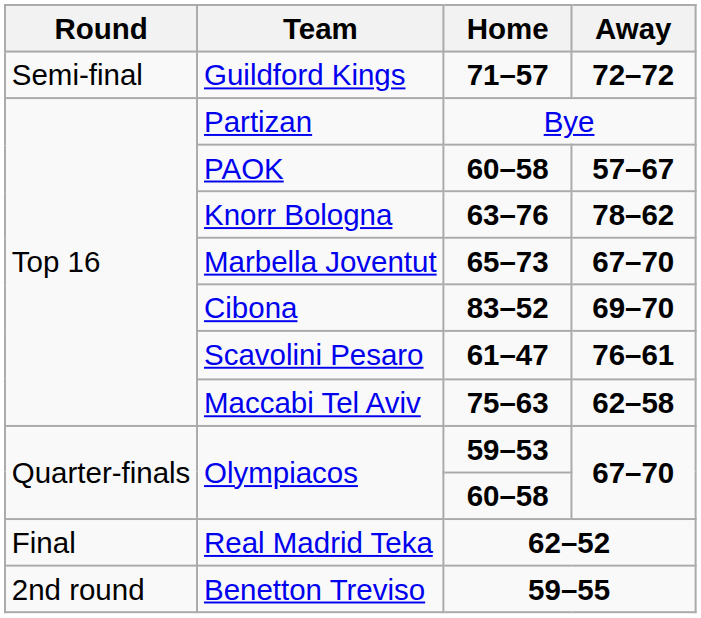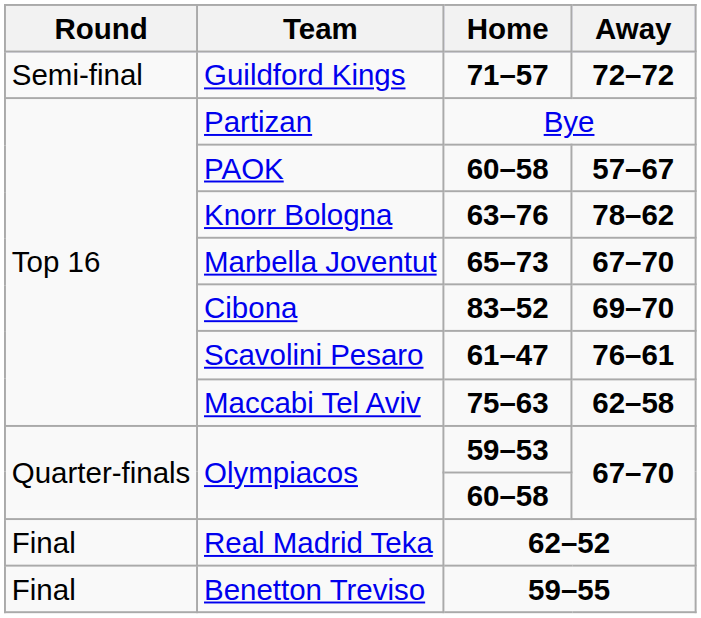(78, 589) 2nd round -> (44, 589) Final
